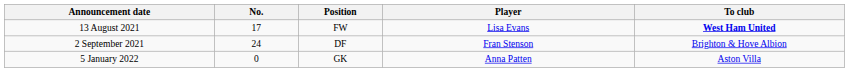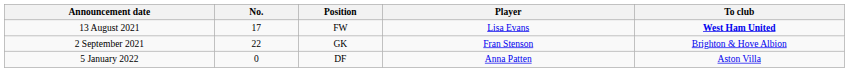(256, 43) 24 -> (256, 43) 22
(340, 43) DF -> (340, 43) GK
(340, 59) GK -> (340, 59) DF
